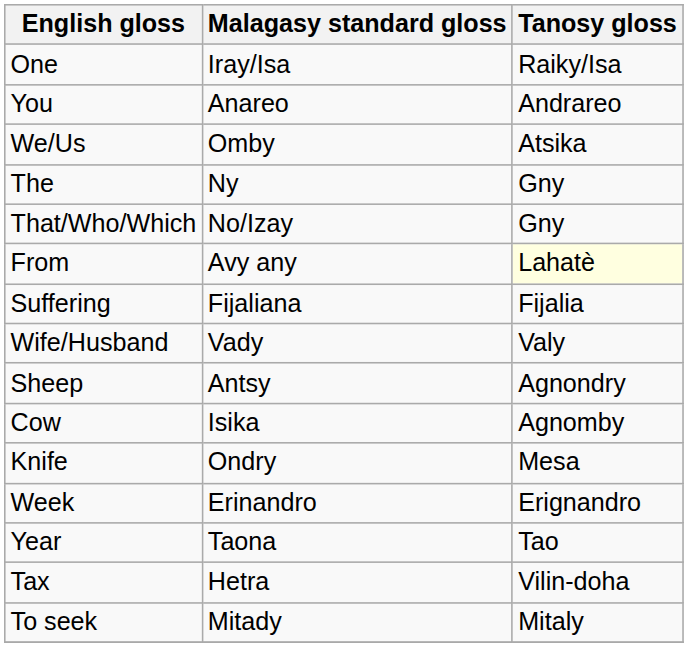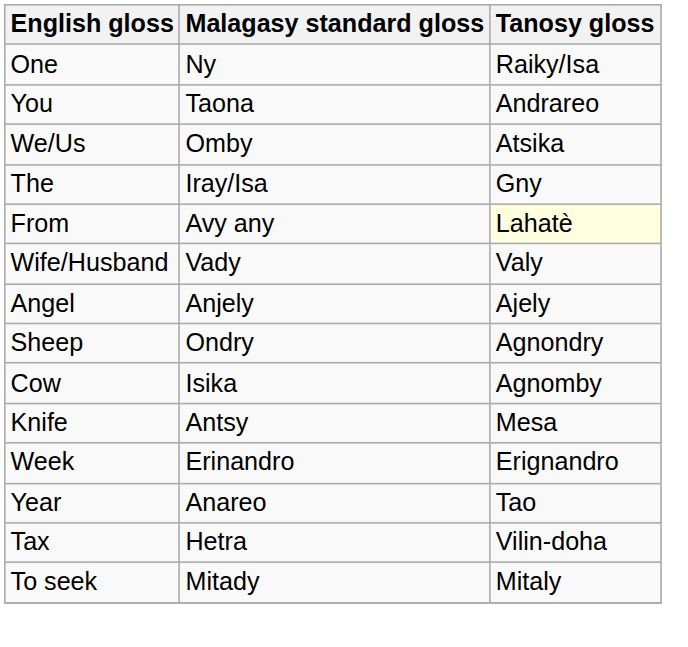(249, 64) Iray/Isa -> (201, 64) Ny
(248, 104) Anareo -> (220, 104) Taona
(223, 183) Ny -> (227, 183) Iray/Isa
- row: (103, 223)
- row: (61, 303)
+ row: (43, 303)
(239, 382) Antsy -> (220, 343) Ondry
(242, 462) Ondry -> (217, 422) Antsy
(242, 542) Taona -> (226, 502) Anareo
